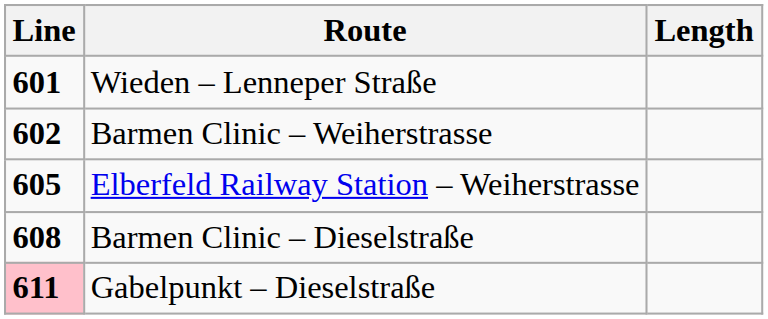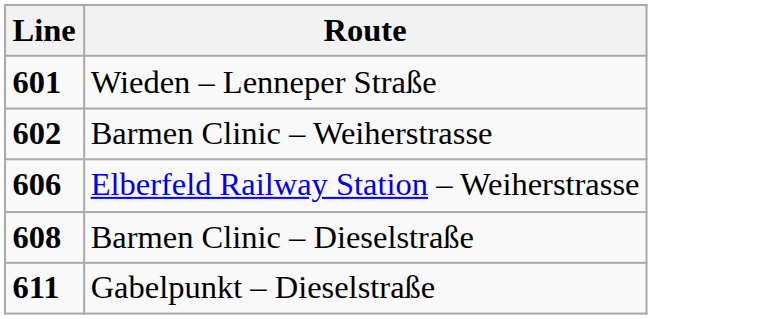- column: (704, 30)
(37, 184) 605 -> (37, 184) 606
(36, 287) pink background -> (36, 287) no background
